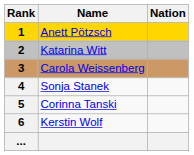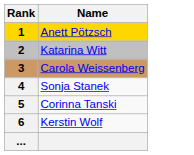- column: (168, 13)
